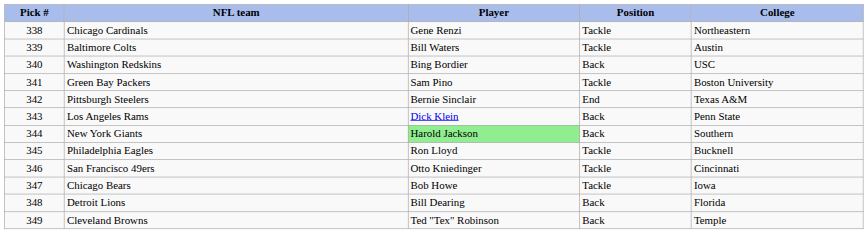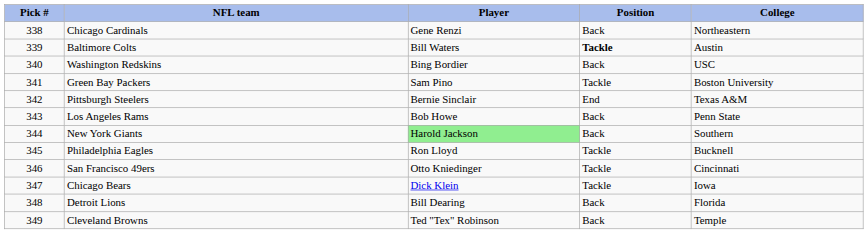(597, 30) Tackle -> (593, 30) Back
(597, 47) normal -> (597, 47) bold
(435, 116) Dick Klein -> (434, 116) Bob Howe
(434, 185) Bob Howe -> (435, 185) Dick Klein
